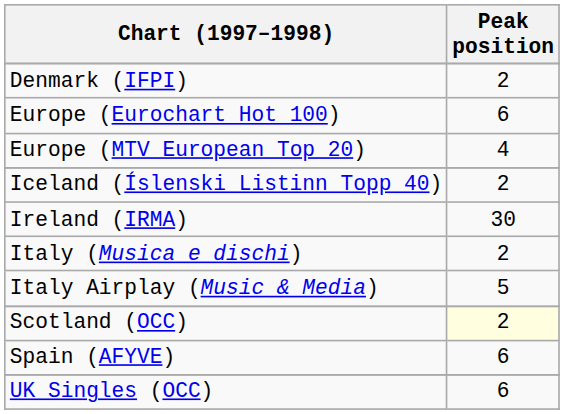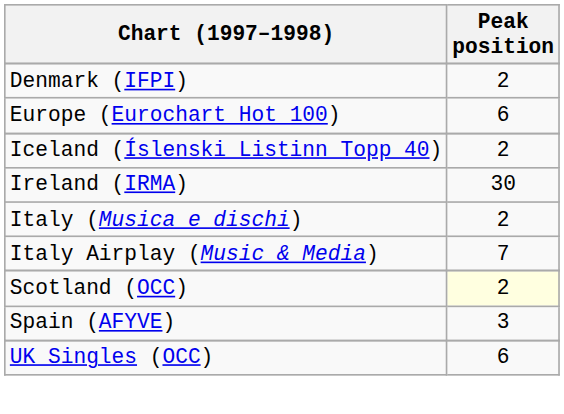- row: (188, 150)
(503, 288) 5 -> (503, 254) 7
(503, 357) 6 -> (503, 323) 3
